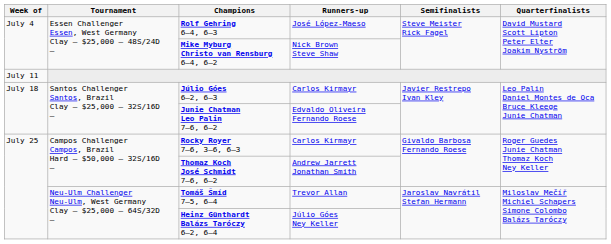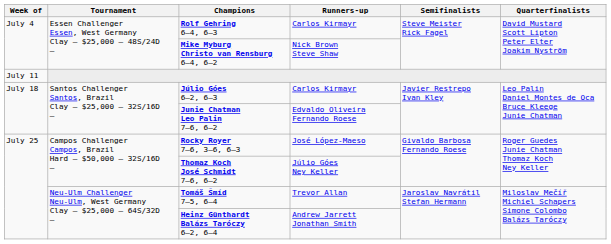(329, 23) José López-Maeso -> (324, 23) Carlos Kirmayr
(324, 141) Carlos Kirmayr -> (329, 141) José López-Maeso
(324, 167) Andrew Jarrett Jonathan Smith -> (315, 167) Júlio Góes Ney Keller
(315, 219) Júlio Góes Ney Keller -> (324, 219) Andrew Jarrett Jonathan Smith
